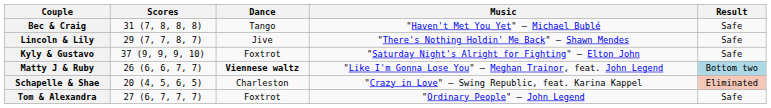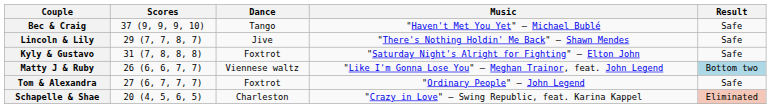(163, 26) 31 (7, 8, 8, 8) -> (163, 26) 37 (9, 9, 9, 10)
(163, 54) 37 (9, 9, 9, 10) -> (163, 54) 31 (7, 8, 8, 8)
(262, 68) bold -> (262, 68) normal
rows swapped: (57, 82) <-> (57, 97)
